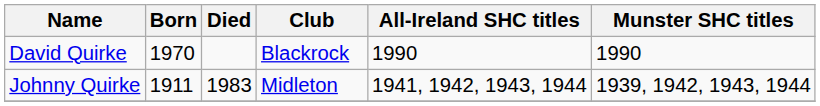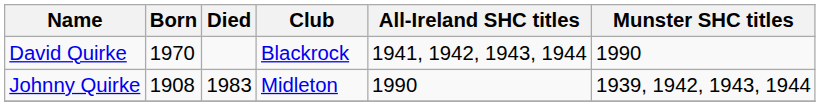(395, 52) 1990 -> (479, 52) 1941, 1942, 1943, 1944
(172, 85) 1911 -> (172, 85) 1908
(479, 85) 1941, 1942, 1943, 1944 -> (395, 85) 1990
